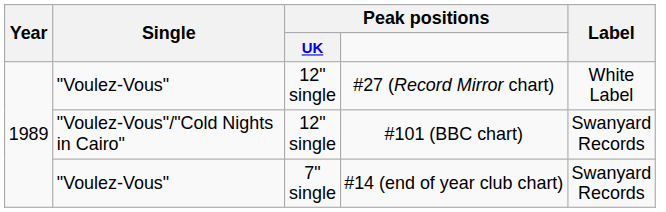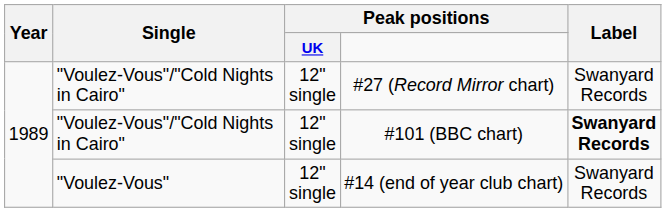(113, 85) "Voulez-Vous" -> (165, 85) "Voulez-Vous"/"Cold Nights in Cairo"
(611, 85) White Label -> (614, 85) Swanyard Records
(611, 134) normal -> (614, 134) bold
(312, 182) 7" single -> (312, 182) 12" single
